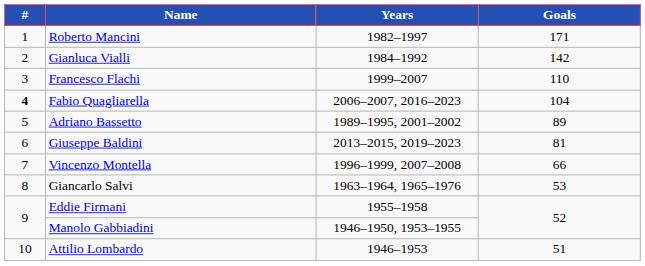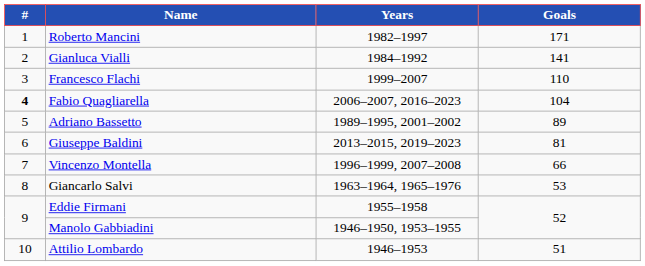(559, 57) 142 -> (559, 57) 141
